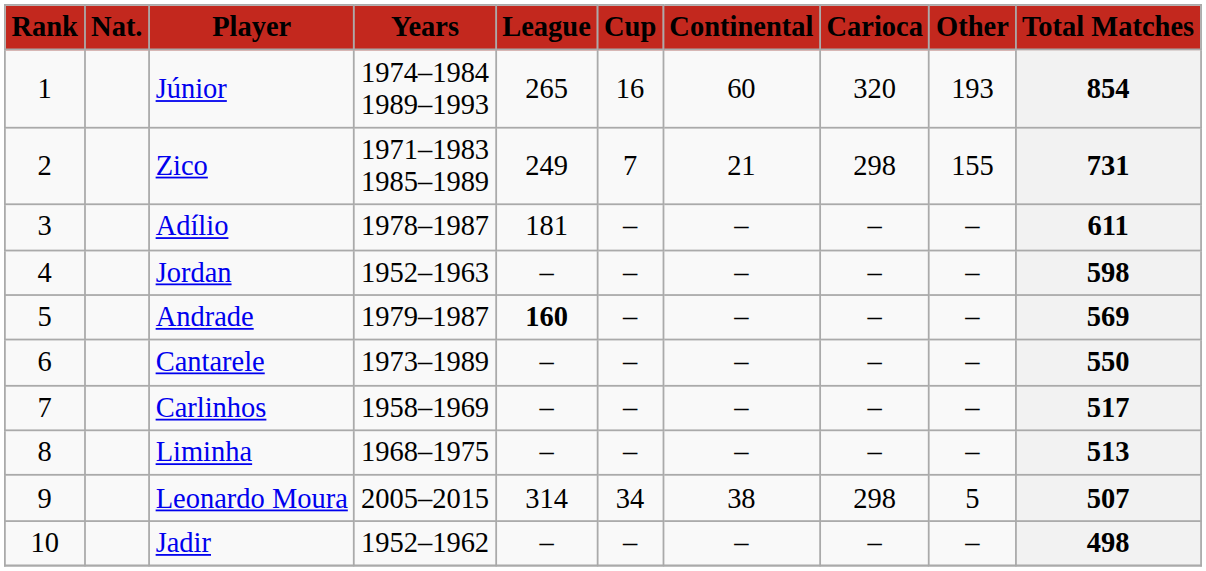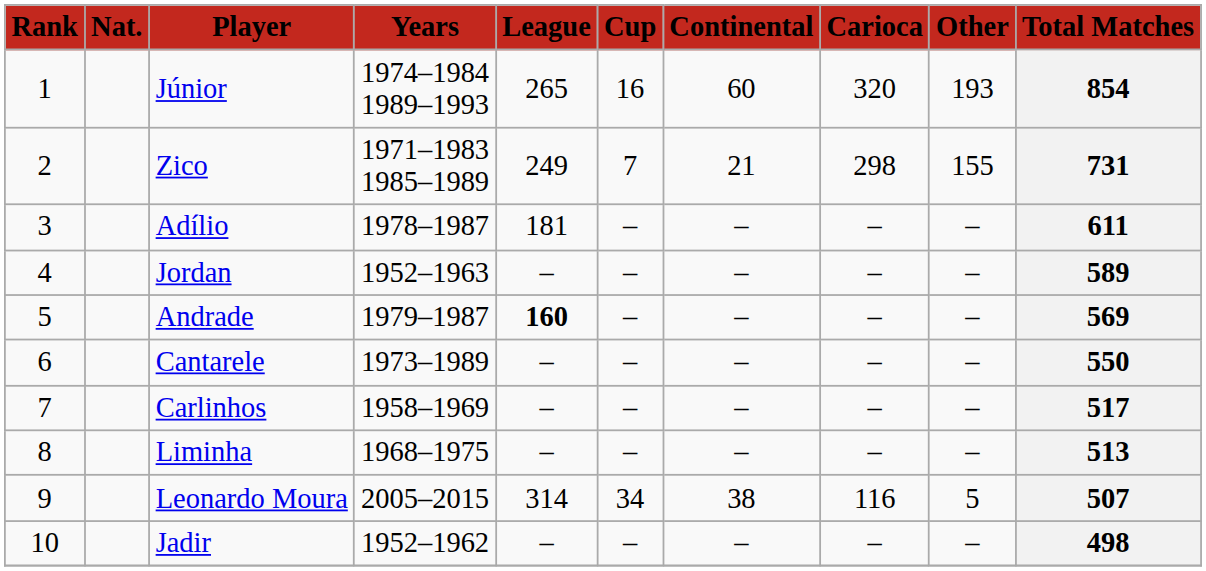(1108, 271) 598 -> (1108, 271) 589
(875, 497) 298 -> (875, 497) 116
